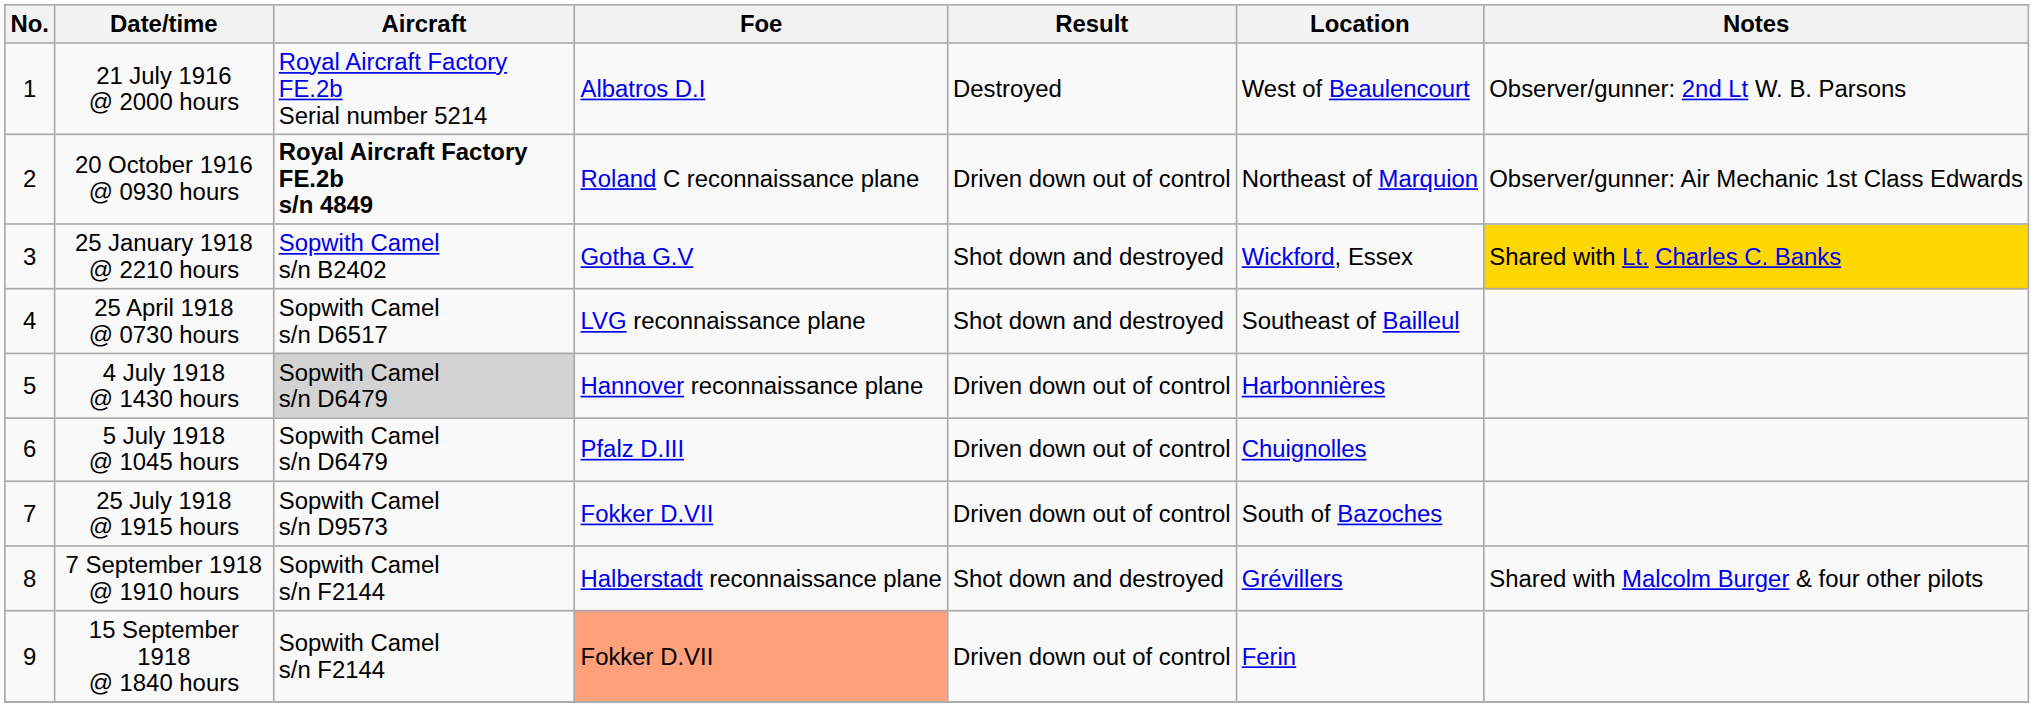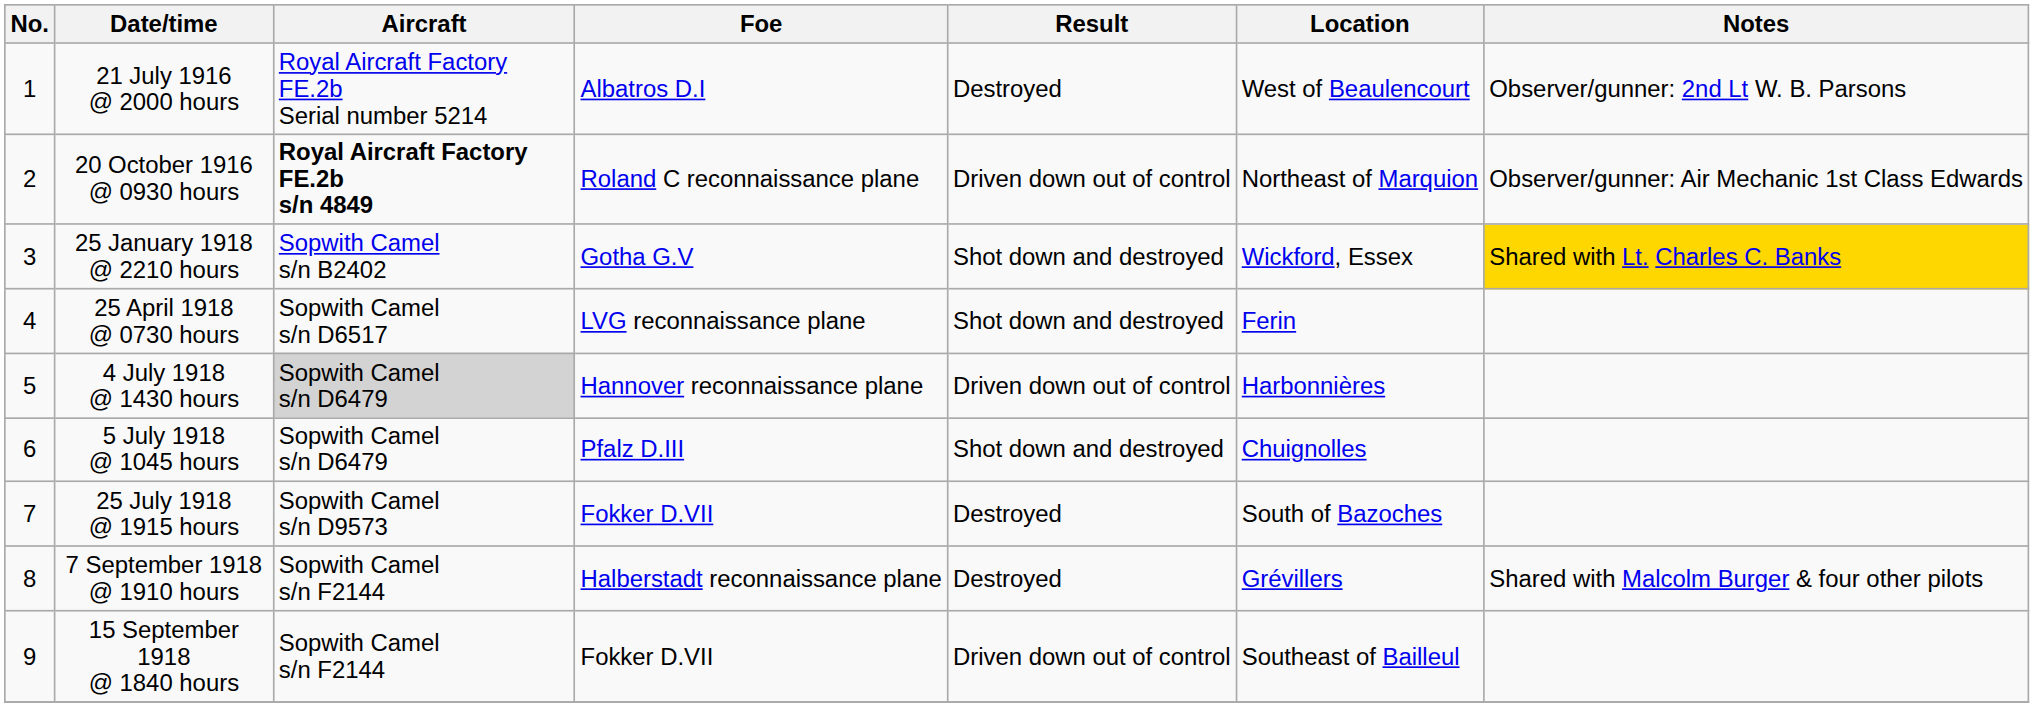(1351, 321) Southeast of Bailleul -> (1269, 321) Ferin
(1092, 450) Driven down out of control -> (1088, 450) Shot down and destroyed
(1092, 514) Driven down out of control -> (1007, 514) Destroyed
(1088, 579) Shot down and destroyed -> (1007, 579) Destroyed
(647, 656) lightsalmon background -> (647, 656) no background
(1269, 656) Ferin -> (1351, 656) Southeast of Bailleul
